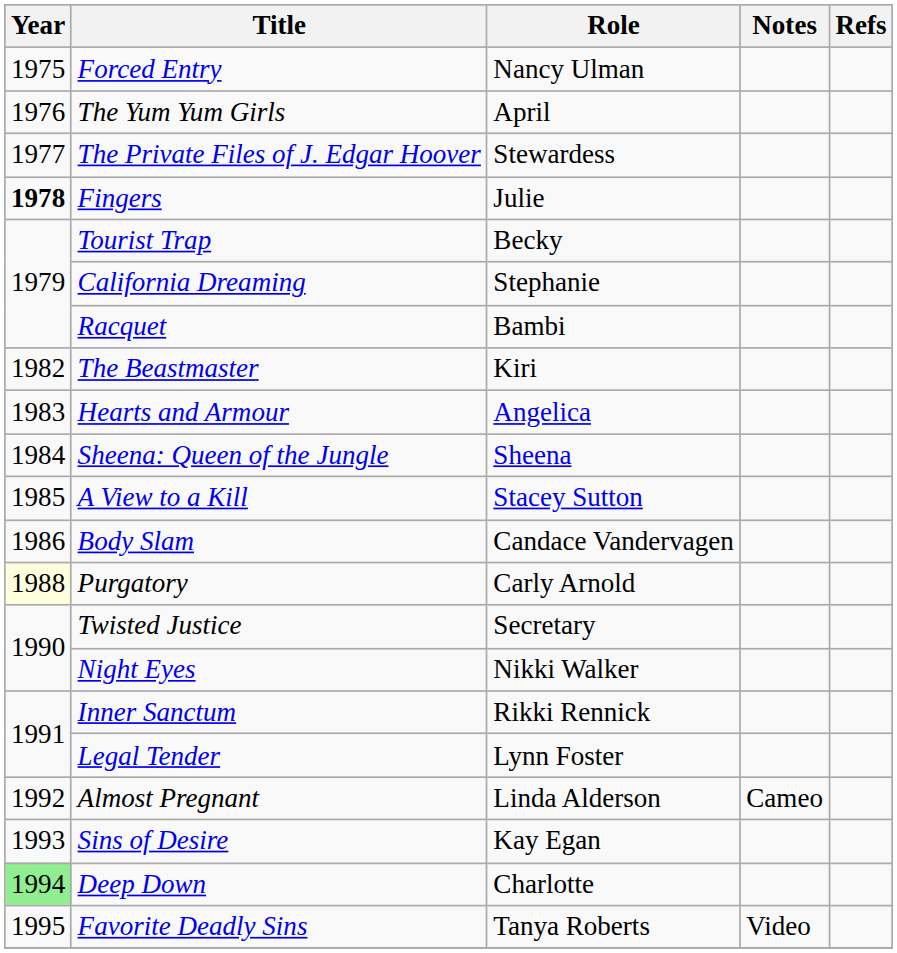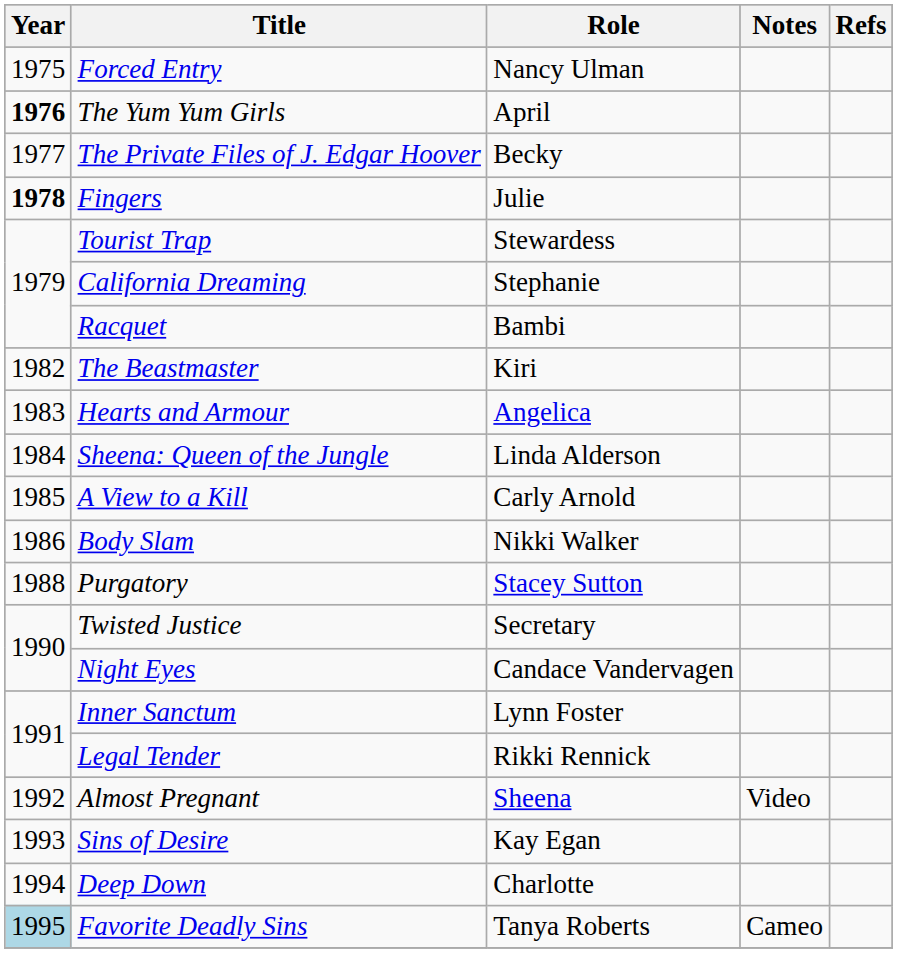(38, 111) normal -> (38, 111) bold
(554, 154) Stewardess -> (528, 154) Becky
(528, 240) Becky -> (554, 240) Stewardess
(532, 454) Sheena -> (577, 454) Linda Alderson
(568, 497) Stacey Sutton -> (564, 497) Carly Arnold
(614, 540) Candace Vandervagen -> (566, 540) Nikki Walker
(38, 583) lightyellow background -> (38, 583) no background
(564, 583) Carly Arnold -> (568, 583) Stacey Sutton
(566, 669) Nikki Walker -> (614, 669) Candace Vandervagen
(572, 712) Rikki Rennick -> (558, 712) Lynn Foster
(558, 754) Lynn Foster -> (572, 754) Rikki Rennick
(577, 797) Linda Alderson -> (532, 797) Sheena
(785, 797) Cameo -> (779, 797) Video
(38, 883) lightgreen background -> (38, 883) no background
(38, 926) no background -> (38, 926) lightblue background
(779, 926) Video -> (785, 926) Cameo
